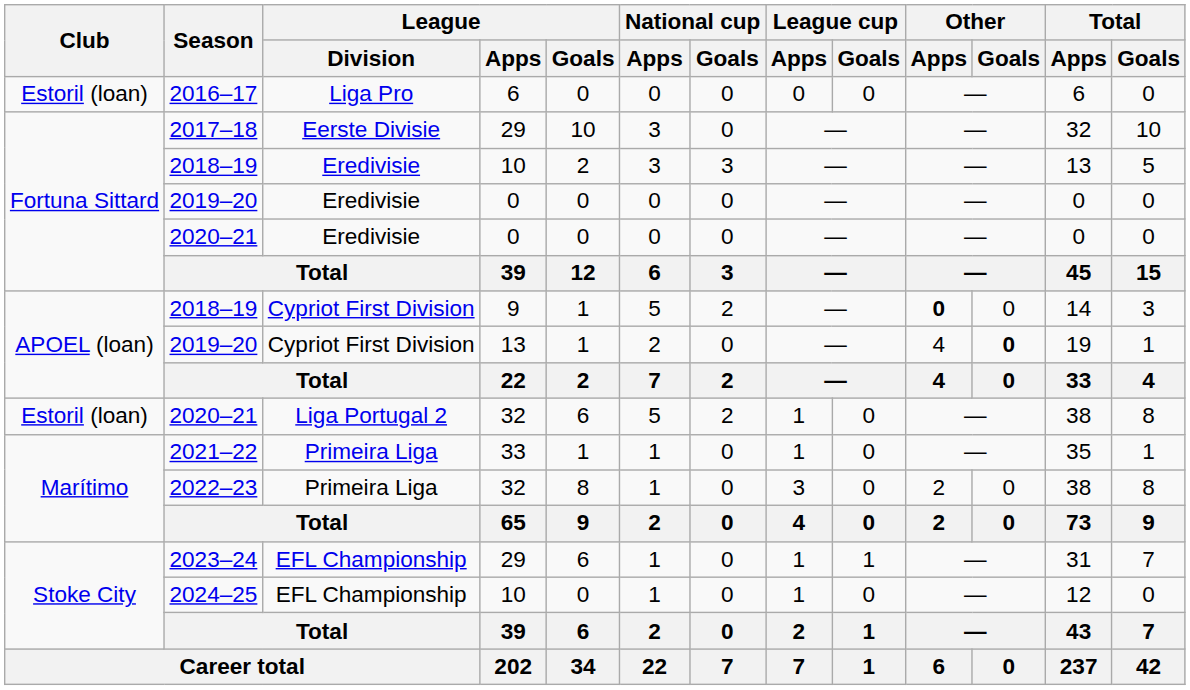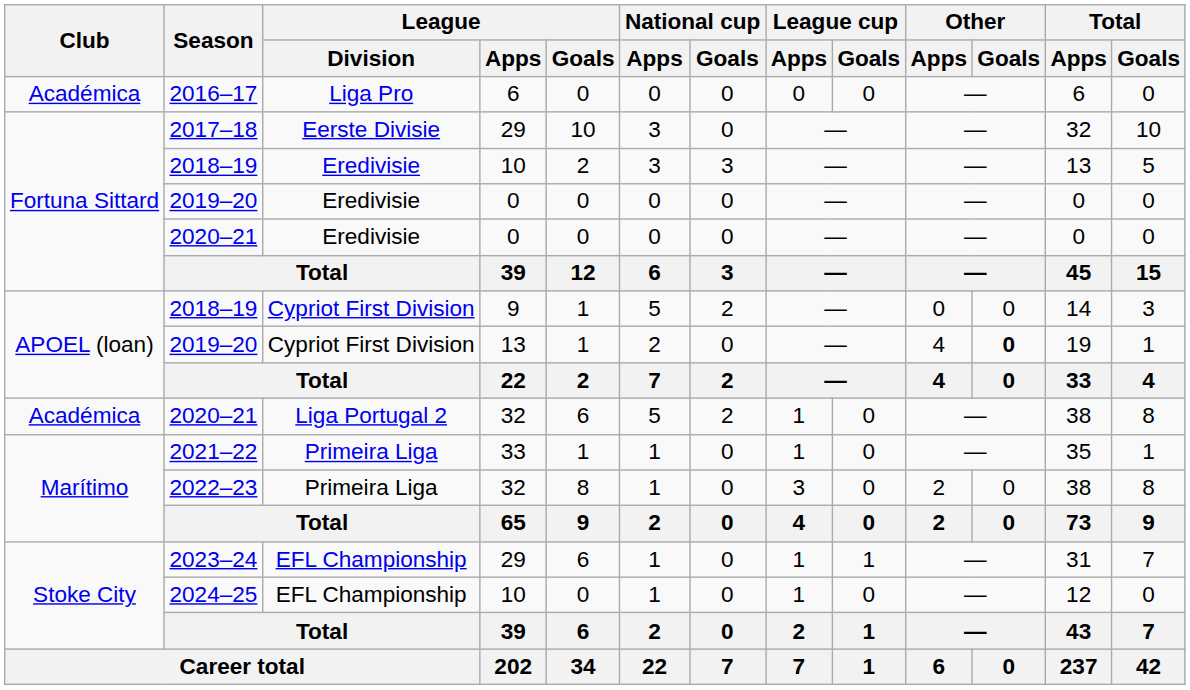(85, 93) Estoril (loan) -> (85, 93) Académica
(939, 308) bold -> (939, 308) normal
(85, 415) Estoril (loan) -> (85, 415) Académica
